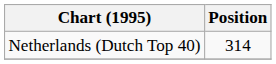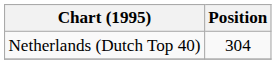(238, 45) 314 -> (238, 45) 304
